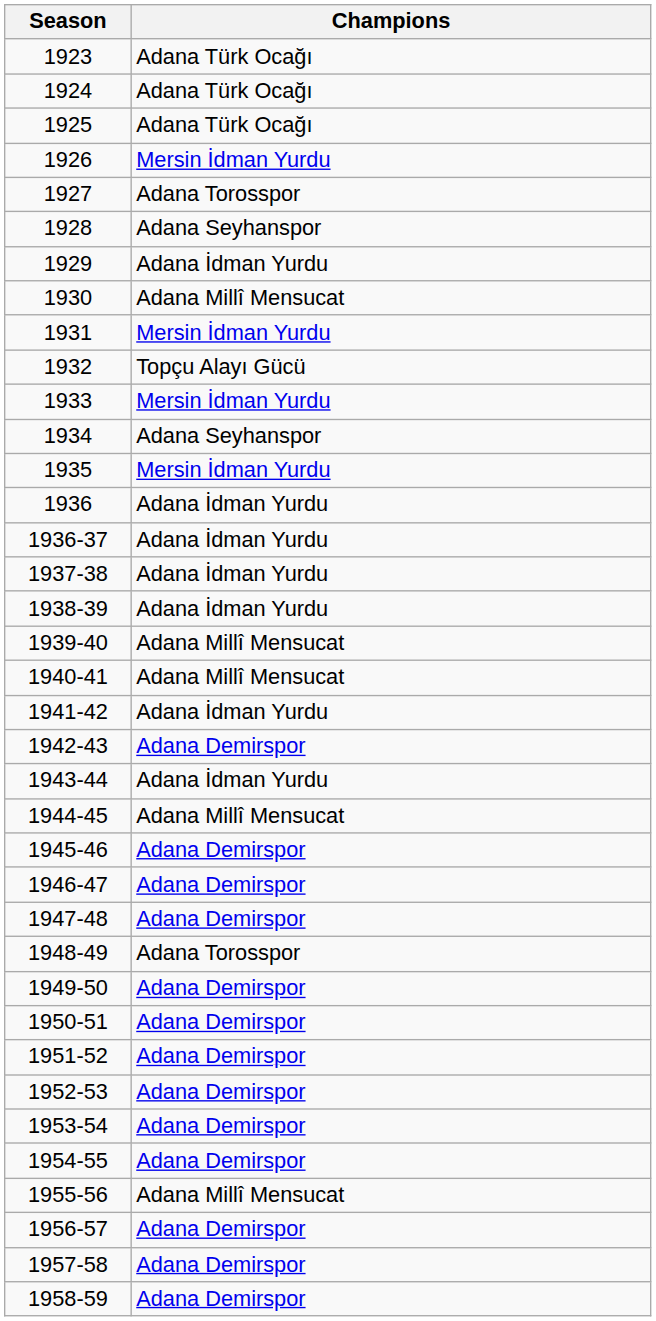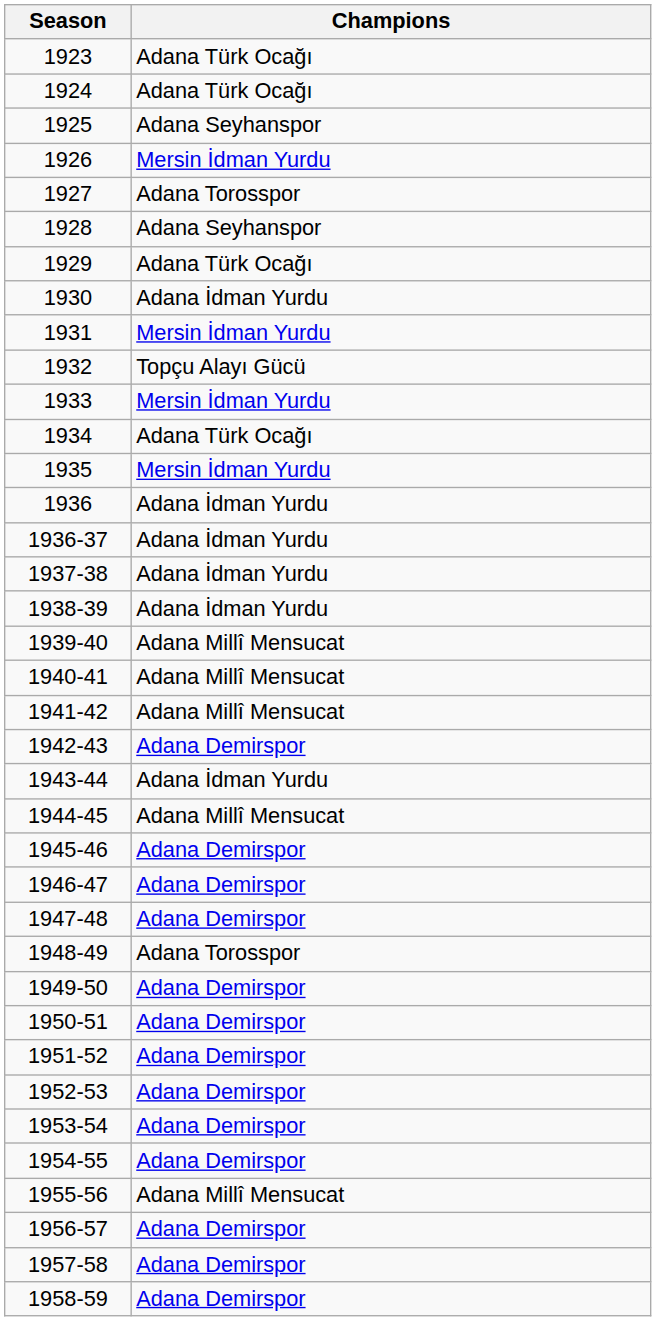(224, 125) Adana Türk Ocağı -> (229, 125) Adana Seyhanspor
(232, 263) Adana İdman Yurdu -> (224, 263) Adana Türk Ocağı
(240, 297) Adana Millî Mensucat -> (232, 297) Adana İdman Yurdu
(229, 435) Adana Seyhanspor -> (224, 435) Adana Türk Ocağı
(232, 711) Adana İdman Yurdu -> (240, 711) Adana Millî Mensucat
